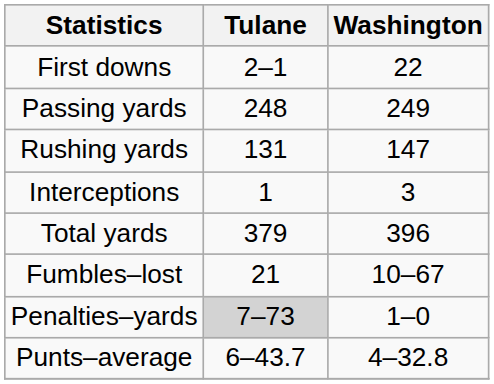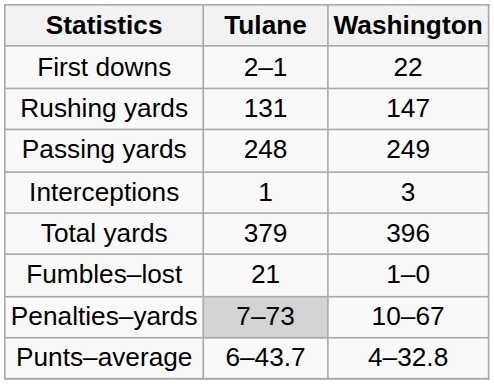rows swapped: (104, 150) <-> (104, 108)
(408, 274) 10–67 -> (408, 274) 1–0
(408, 316) 1–0 -> (408, 316) 10–67
